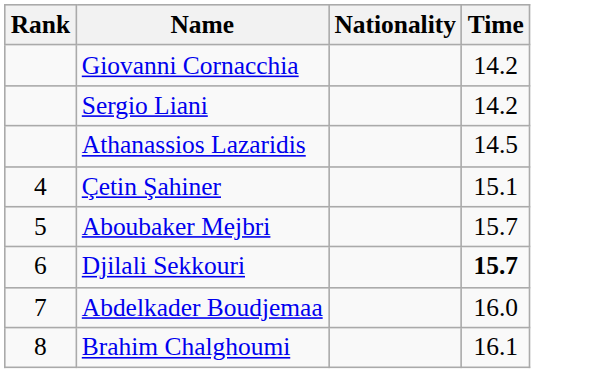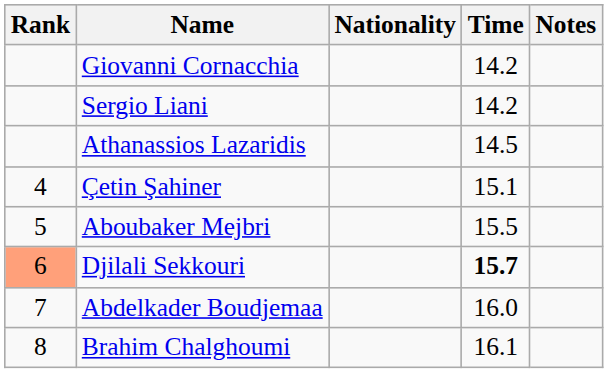+ column: (566, 24)
(496, 226) 15.7 -> (496, 226) 15.5
(40, 266) no background -> (40, 266) lightsalmon background
